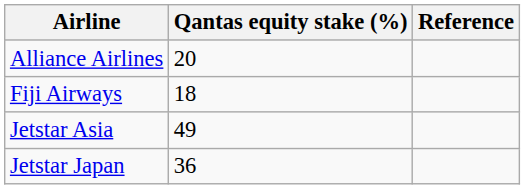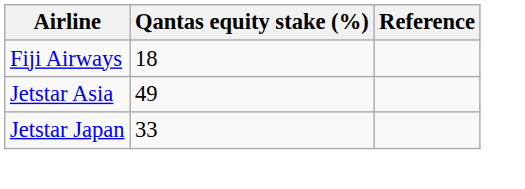- row: (87, 58)
(185, 165) 36 -> (146, 129) 33
